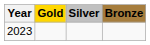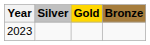columns swapped: (50, 13) <-> (84, 13)
